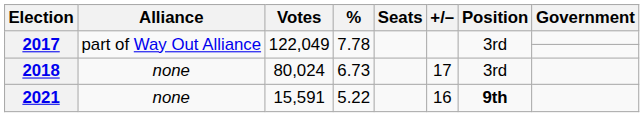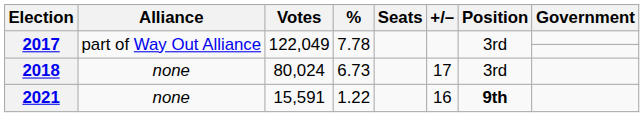(354, 97) 5.22 -> (354, 97) 1.22
